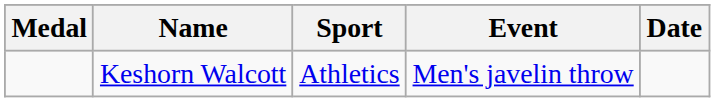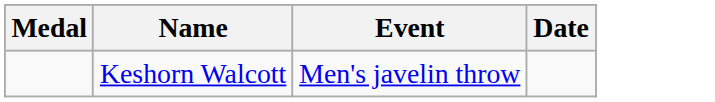- column: (349, 27)
